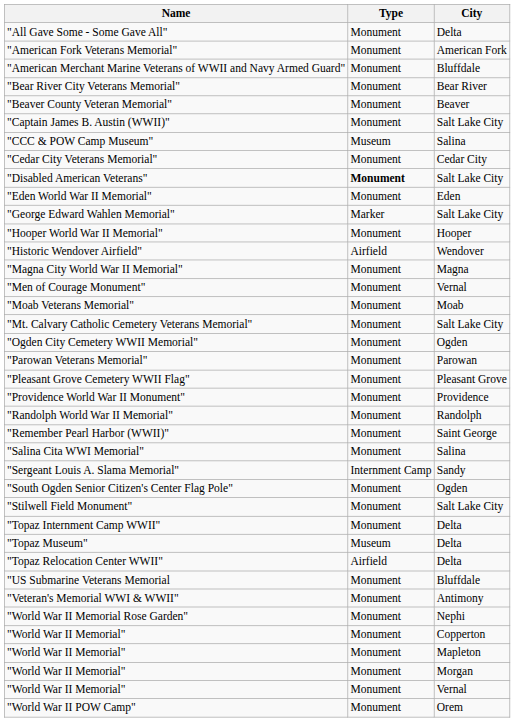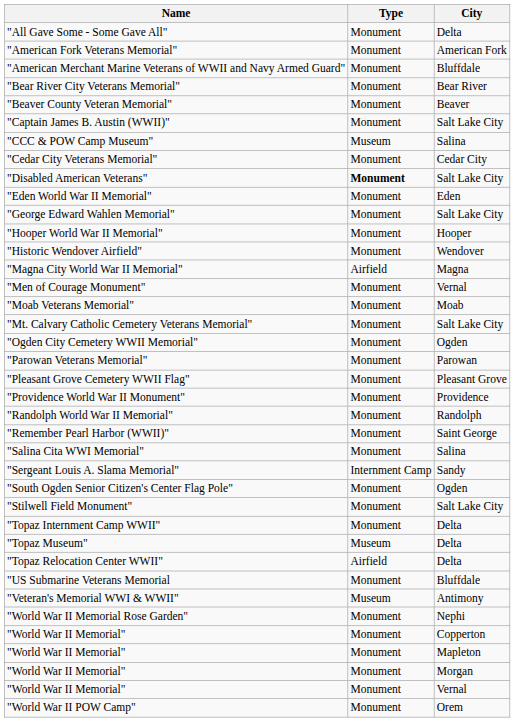(367, 214) Marker -> (376, 214) Monument
(369, 251) Airfield -> (376, 251) Monument
(376, 269) Monument -> (369, 269) Airfield
(376, 598) Monument -> (371, 598) Museum
